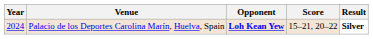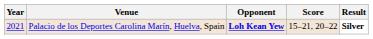(15, 26) 2024 -> (15, 26) 2021
